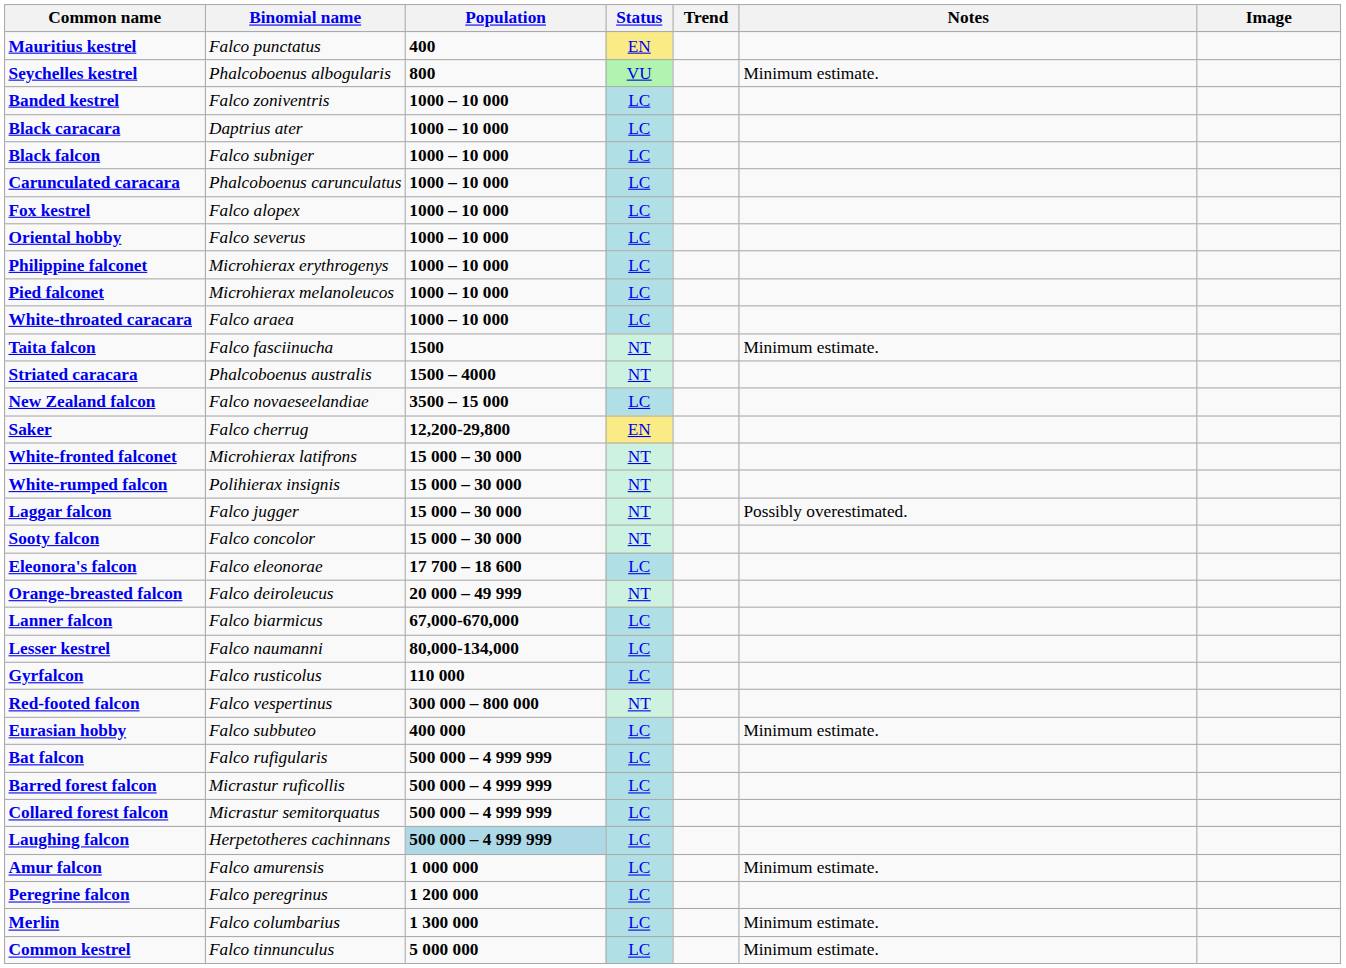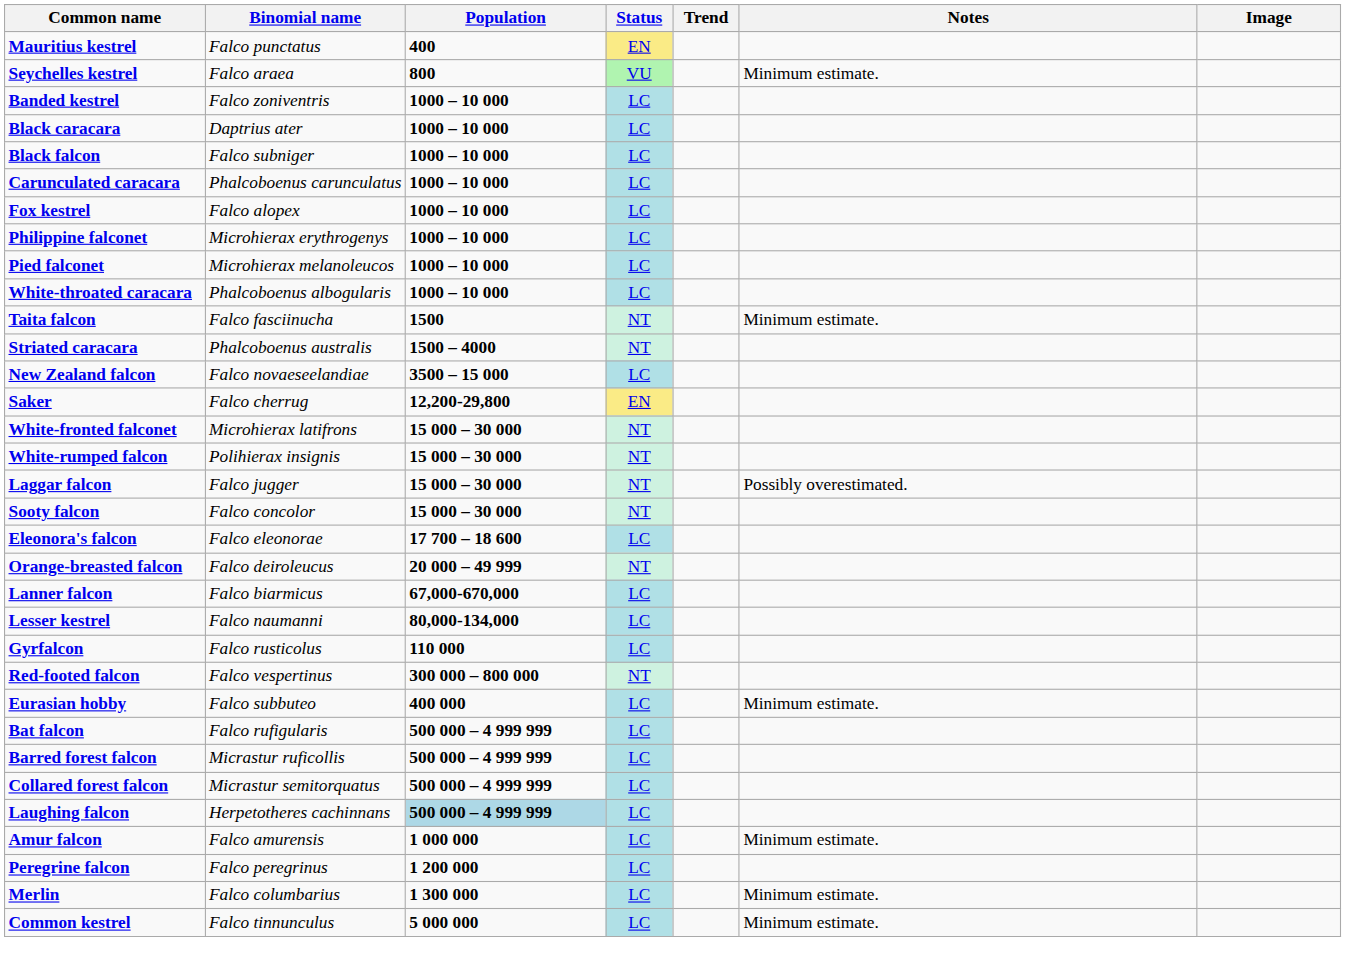(300, 73) Phalcoboenus albogularis -> (251, 73) Falco araea
- row: (65, 237)
(251, 319) Falco araea -> (300, 292) Phalcoboenus albogularis
